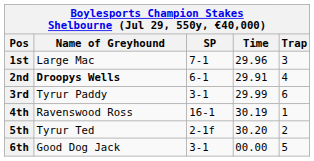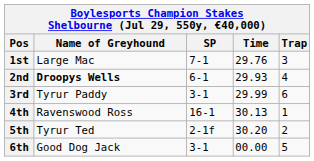(251, 60) 29.96 -> (251, 60) 29.76
(251, 78) 29.91 -> (251, 78) 29.93
(251, 112) 30.19 -> (251, 112) 30.13
